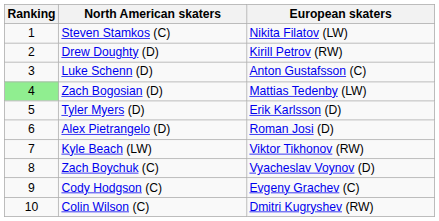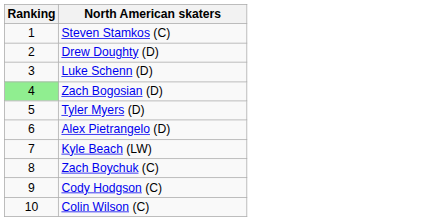- column: (341, 14)
